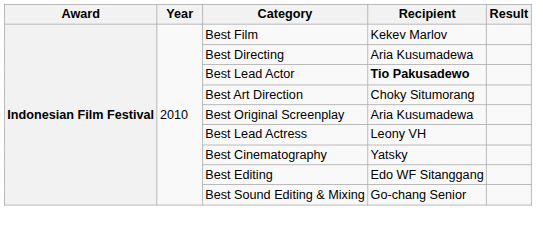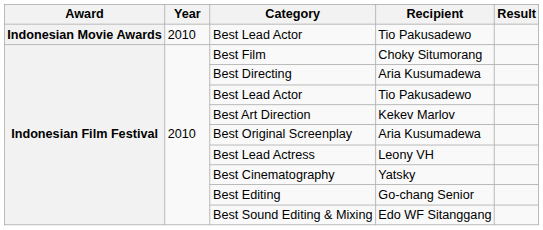+ row: (85, 34)
(409, 34) Kekev Marlov -> (430, 54) Choky Situmorang
(420, 74) bold -> (425, 94) normal
(423, 94) Choky Situmorang -> (417, 114) Kekev Marlov
(427, 174) Edo WF Sitanggang -> (426, 194) Go-chang Senior
(418, 194) Go-chang Senior -> (435, 214) Edo WF Sitanggang
